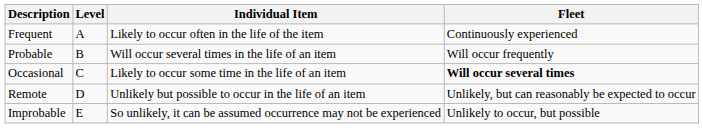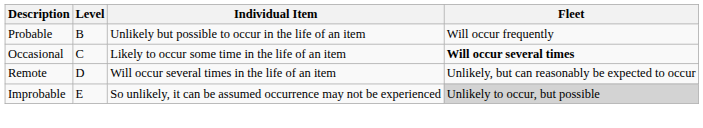- row: (30, 34)
(223, 53) Will occur several times in the life of an item -> (238, 34) Unlikely but possible to occur in the life of an item
(238, 93) Unlikely but possible to occur in the life of an item -> (223, 73) Will occur several times in the life of an item
(523, 113) no background -> (523, 93) lightgrey background
